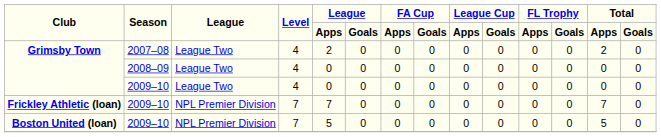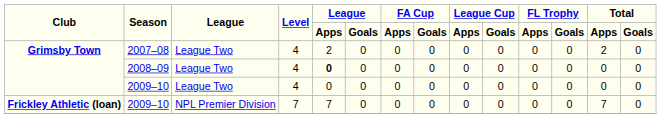(329, 68) normal -> (329, 68) bold
- row: (64, 123)
